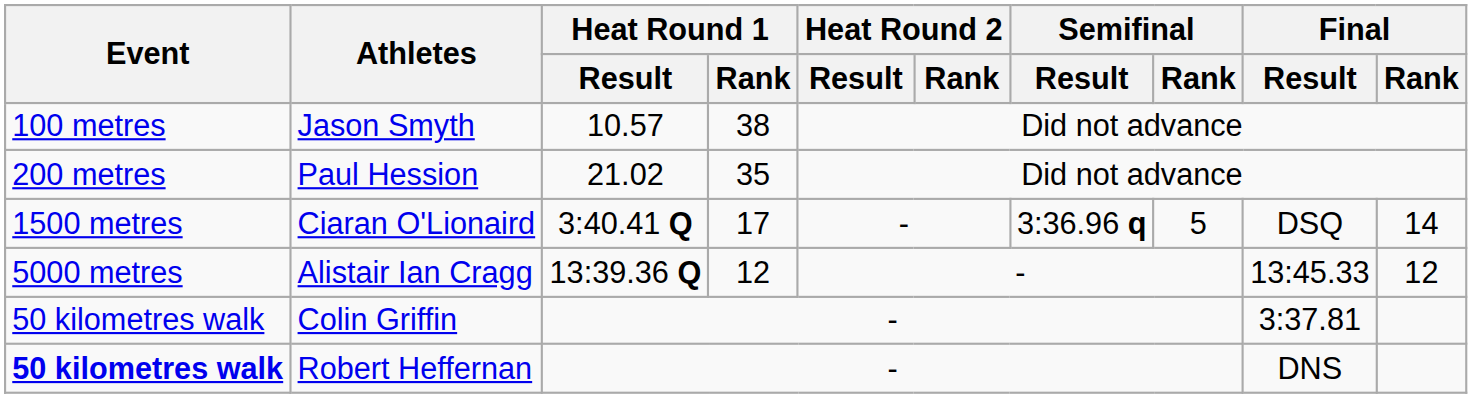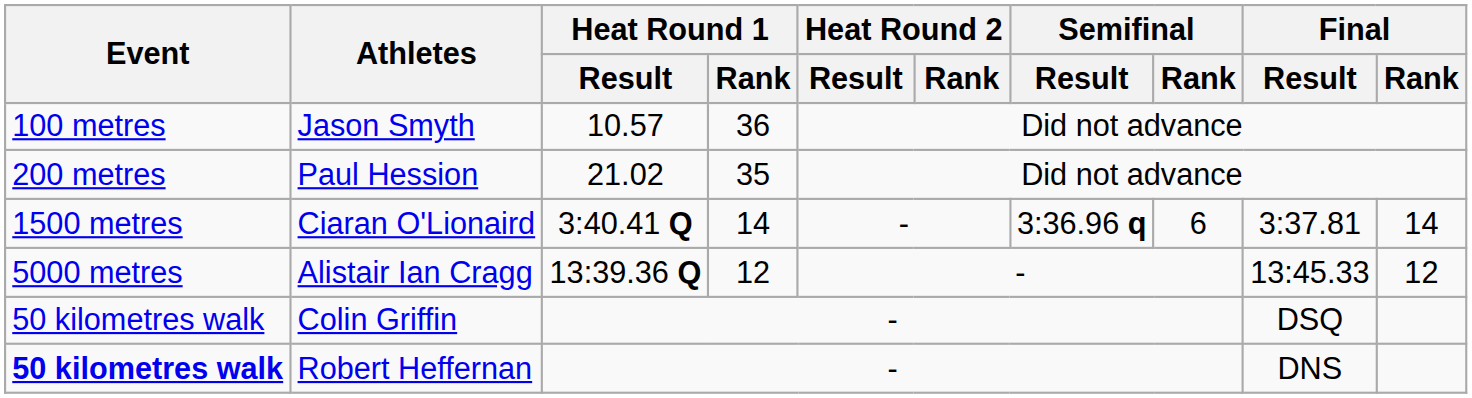(753, 127) 38 -> (753, 127) 36
(753, 224) 17 -> (753, 224) 14
(1198, 224) 5 -> (1198, 224) 6
(1310, 224) DSQ -> (1310, 224) 3:37.81
(1310, 320) 3:37.81 -> (1310, 320) DSQ
